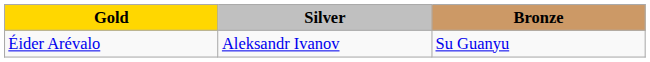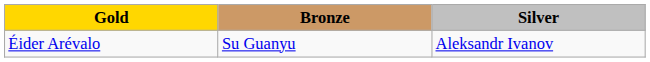columns swapped: (325, 17) <-> (539, 17)
